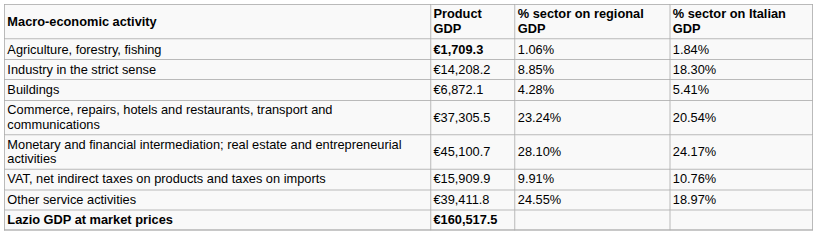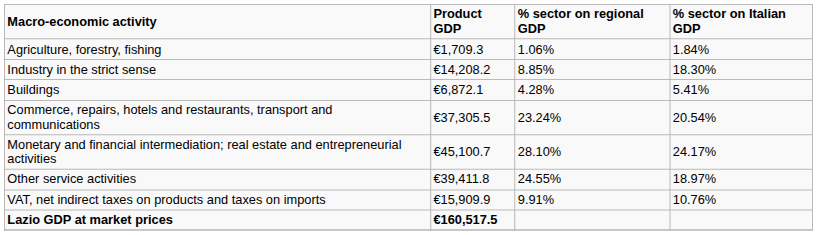(458, 49) bold -> (458, 49) normal
rows swapped: (72, 199) <-> (166, 179)
